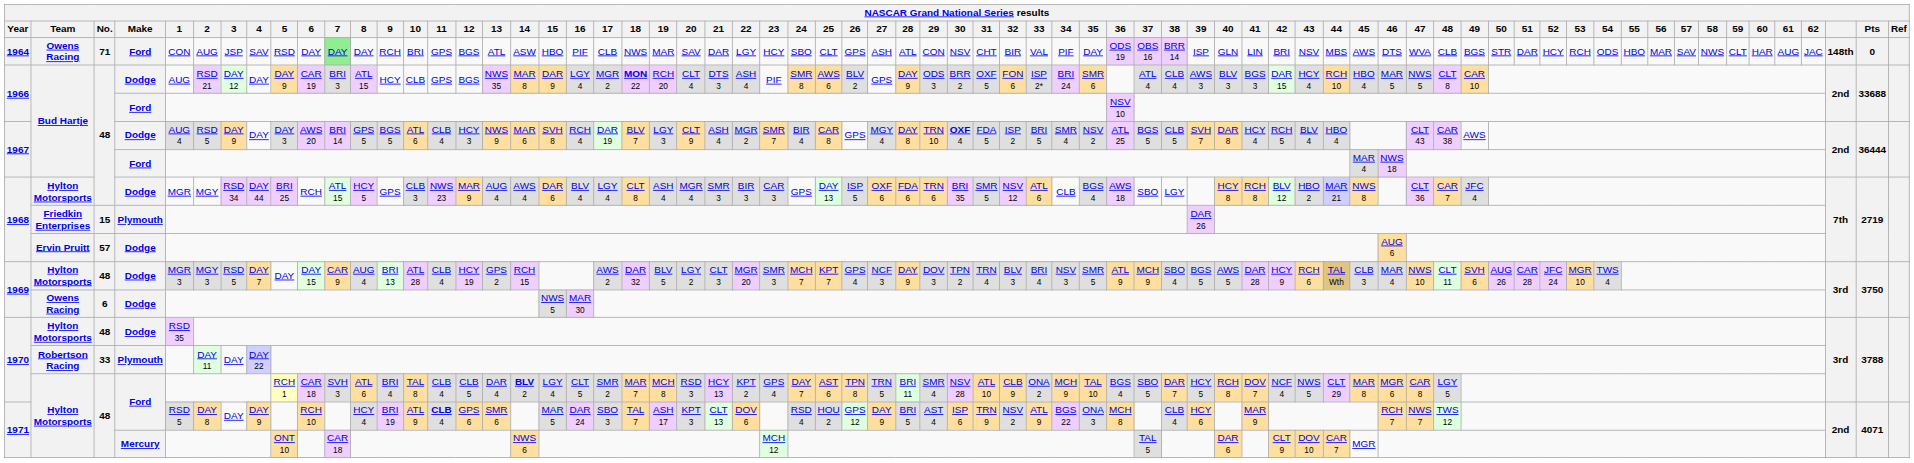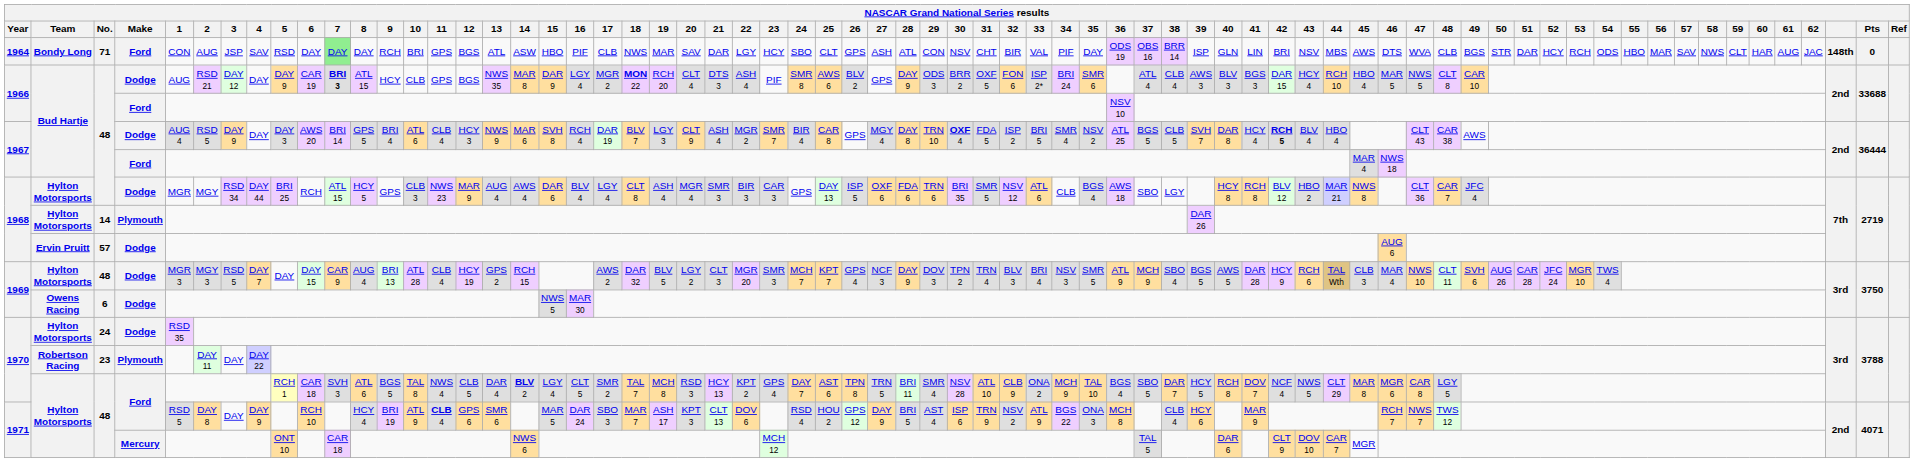(63, 51) Owens Racing -> (63, 51) Bondy Long
(338, 79) normal -> (338, 79) bold
(390, 135) BGS 5 -> (390, 135) BRI 4
(1282, 135) normal -> (1282, 135) bold
(63, 220) Friedkin Enterprises -> (63, 220) Hylton Motorsports
(105, 220) 15 -> (105, 220) 14
(105, 332) 48 -> (105, 332) 24
(105, 360) 33 -> (105, 360) 23
(390, 387) BRI 4 -> (390, 387) BGS 5
(442, 387) CLB 4 -> (442, 387) NWS 4
(636, 387) MAR 7 -> (636, 387) TAL 7
(636, 415) TAL 7 -> (636, 415) MAR 7
